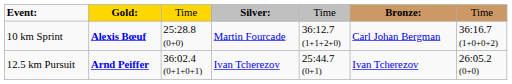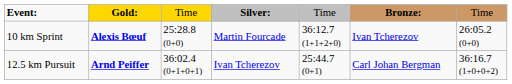(396, 36) Carl Johan Bergman -> (385, 36) Ivan Tcherezov
(479, 36) 36:16.7 (1+0+0+2) -> (475, 36) 26:05.2 (0+0)
(385, 65) Ivan Tcherezov -> (396, 65) Carl Johan Bergman
(475, 65) 26:05.2 (0+0) -> (479, 65) 36:16.7 (1+0+0+2)
